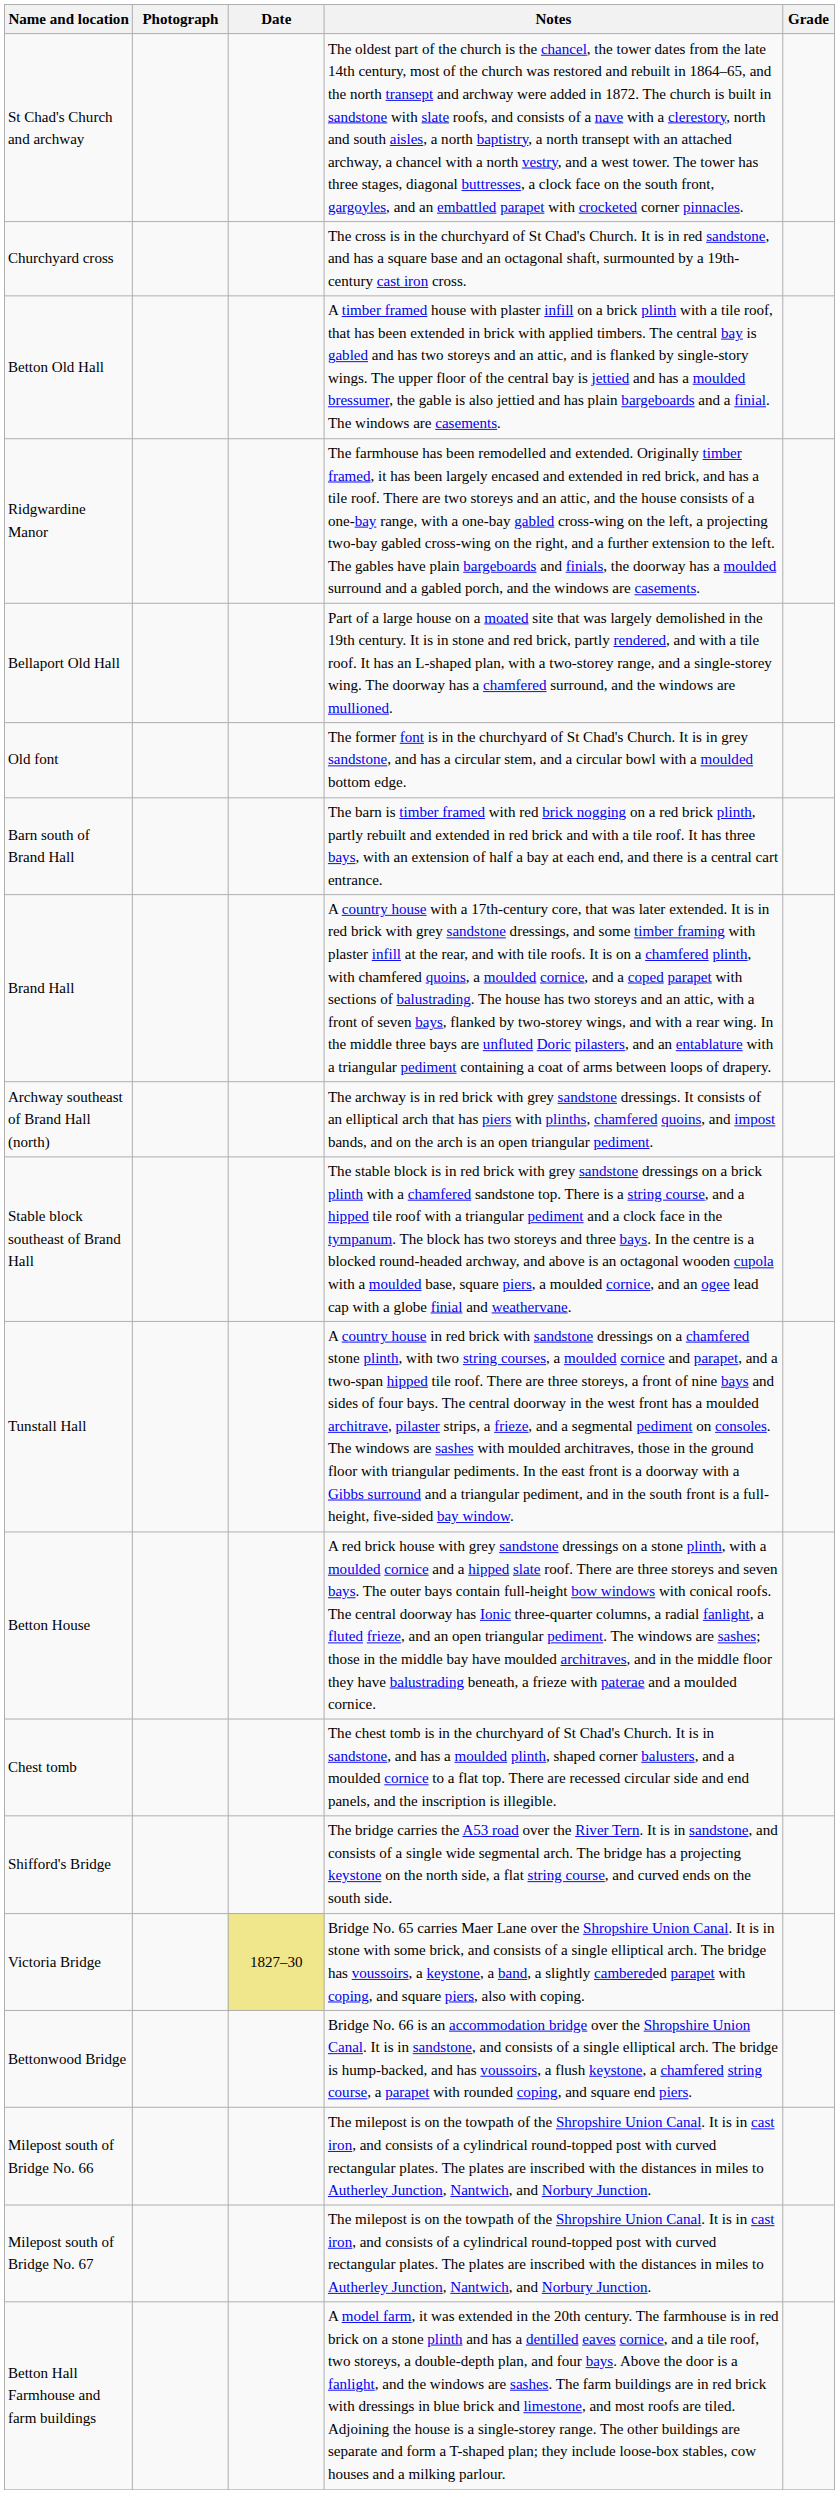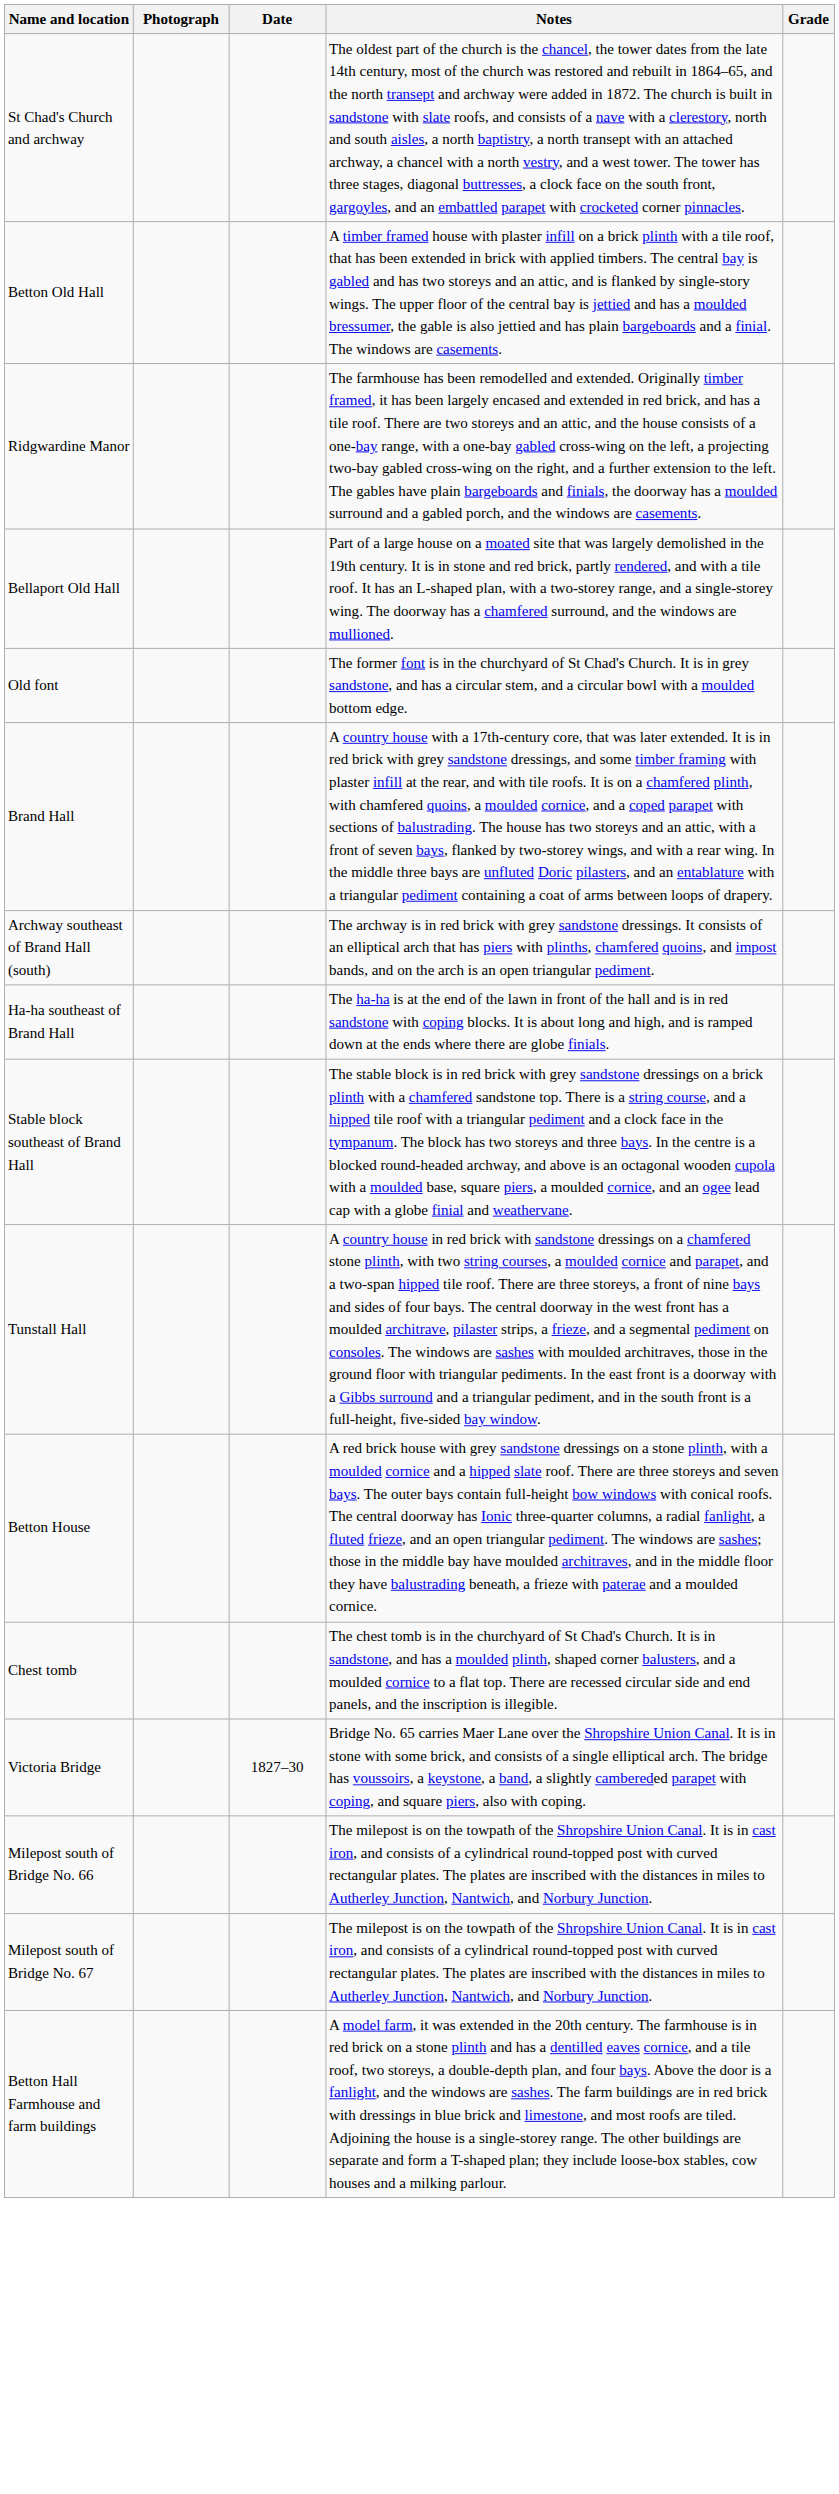- row: (61, 258)
- row: (49, 846)
- row: (65, 1119)
+ row: (65, 947)
+ row: (64, 1022)
- row: (59, 1864)
(276, 1961) khaki background -> (277, 1767) no background
- row: (67, 2059)
